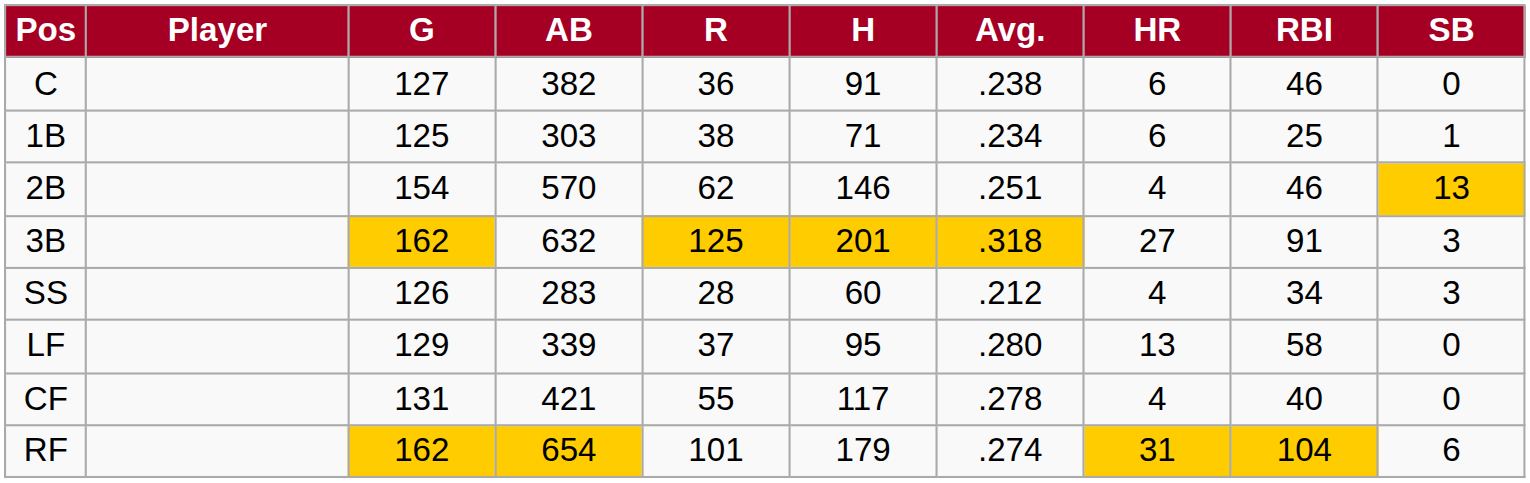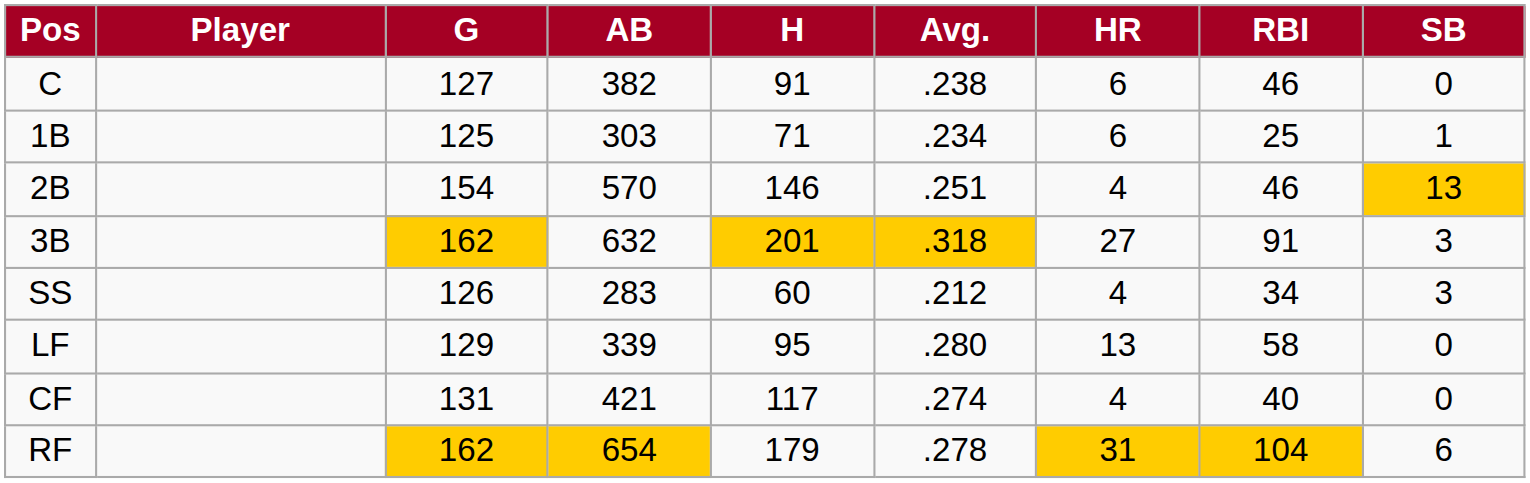- column: (716, 30)
(1010, 398) .278 -> (955, 398) .274
(1010, 450) .274 -> (955, 450) .278
